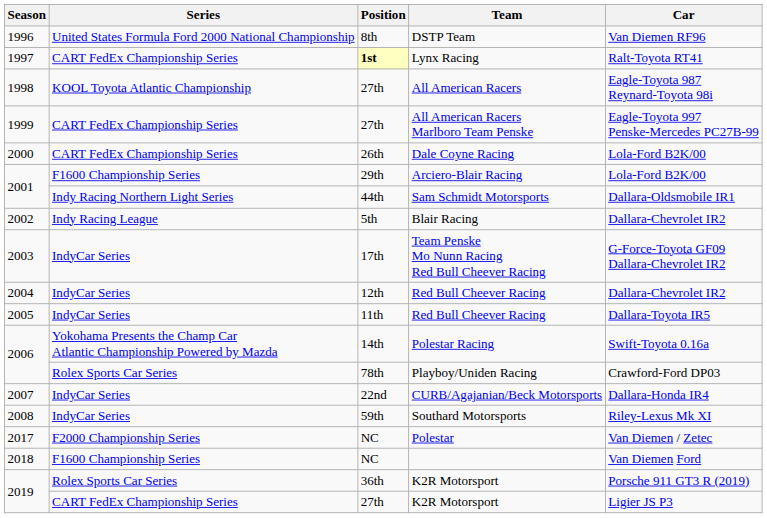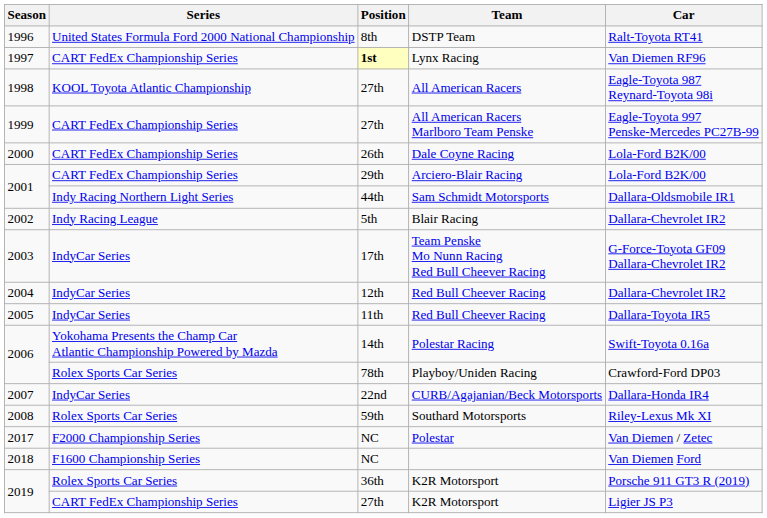(657, 37) Van Diemen RF96 -> (655, 37) Ralt-Toyota RT41
(655, 58) Ralt-Toyota RT41 -> (657, 58) Van Diemen RF96
(126, 175) F1600 Championship Series -> (145, 175) CART FedEx Championship Series
(91, 416) IndyCar Series -> (115, 416) Rolex Sports Car Series
